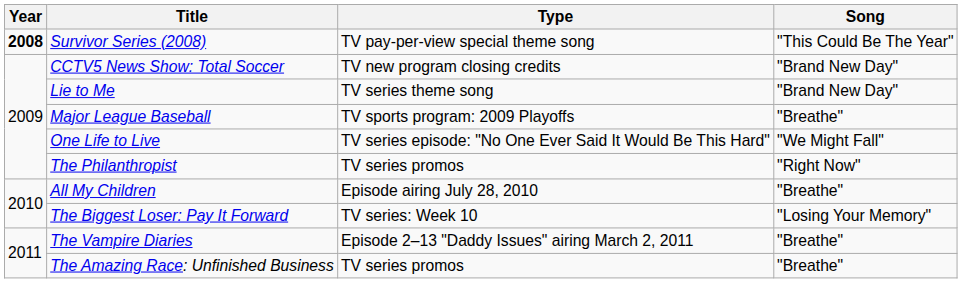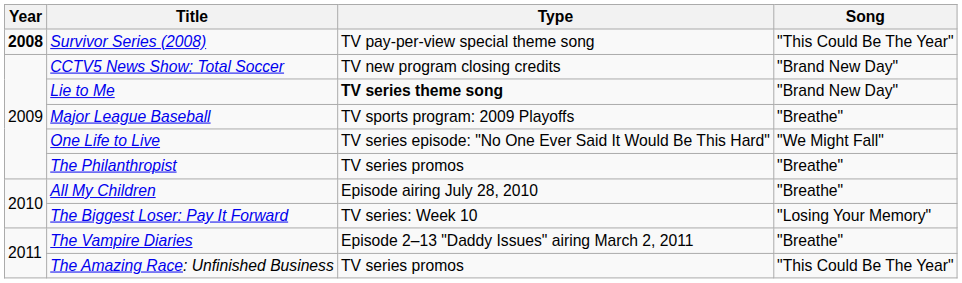(417, 91) normal -> (422, 91) bold
(819, 166) "Right Now" -> (810, 166) "Breathe"
(810, 265) "Breathe" -> (865, 265) "This Could Be The Year"
